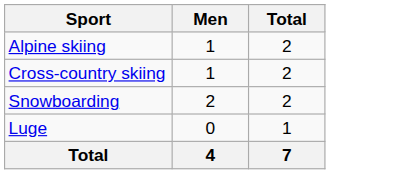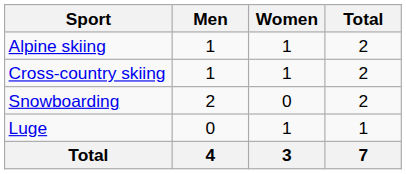+ column: (287, 18)
